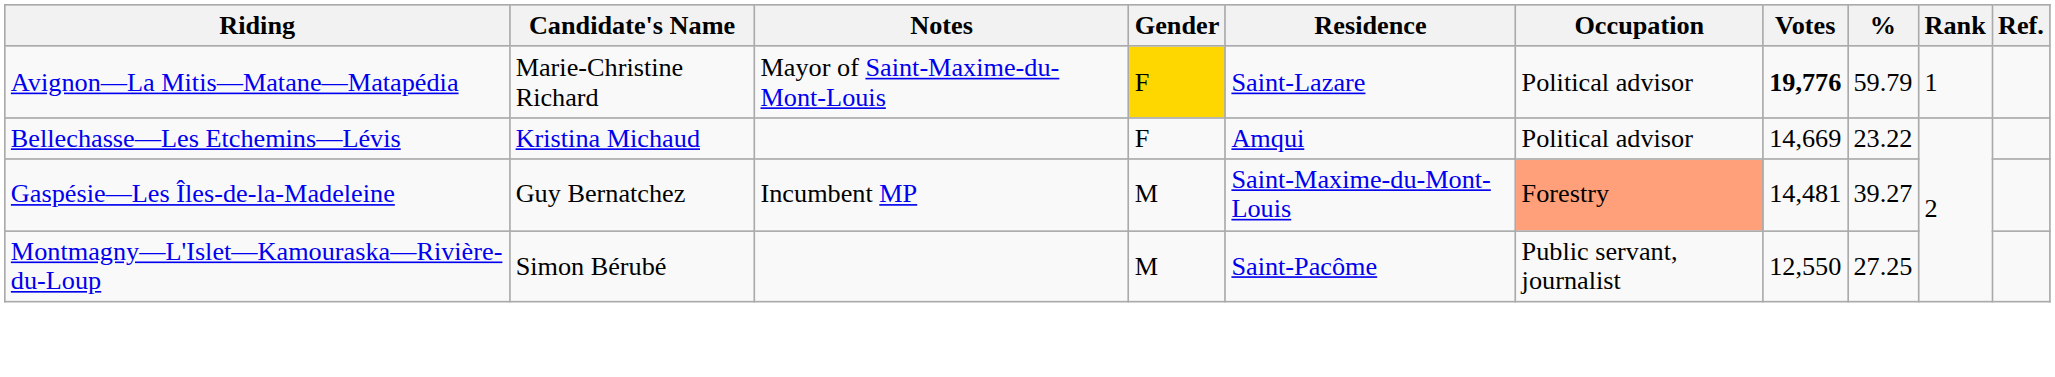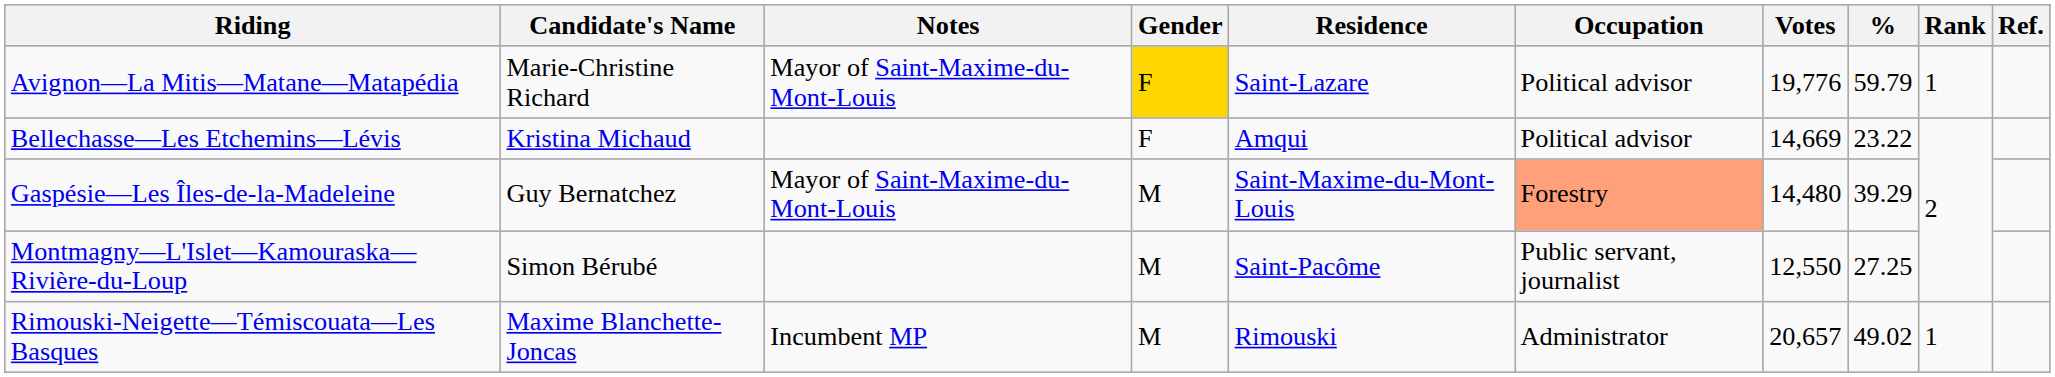(1805, 81) bold -> (1805, 81) normal
(839, 194) Incumbent MP -> (920, 194) Mayor of Saint-Maxime-du-Mont-Louis
(1805, 194) 14,481 -> (1805, 194) 14,480
(1883, 194) 39.27 -> (1883, 194) 39.29
+ row: (223, 336)
